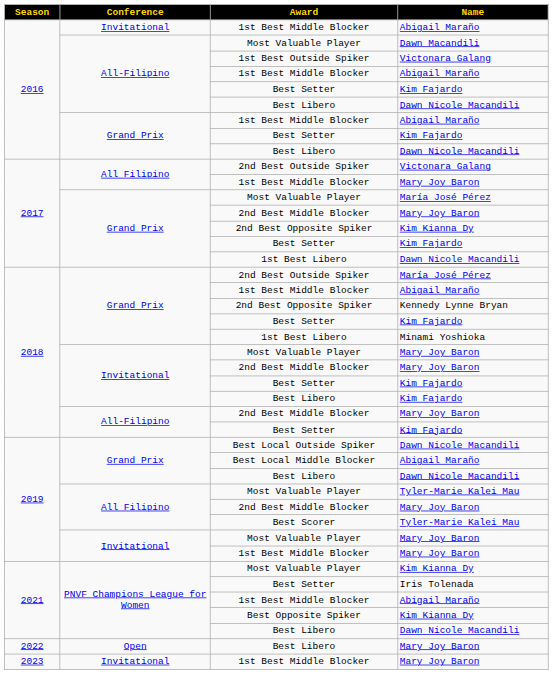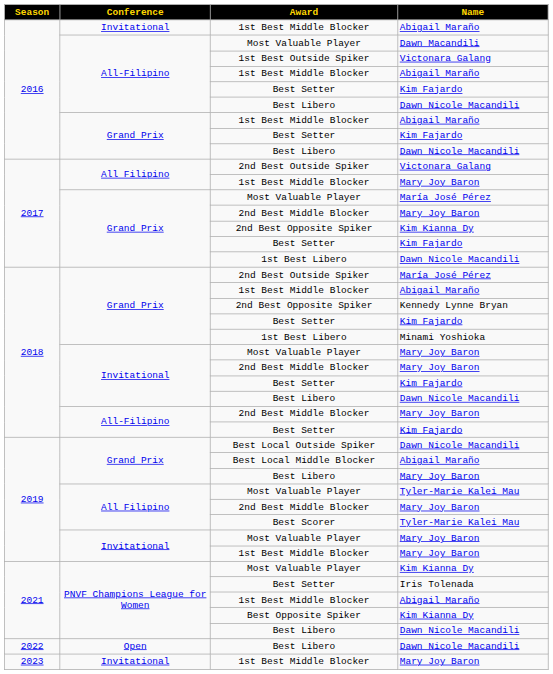(431, 399) Kim Fajardo -> (460, 399) Dawn Nicole Macandili
(460, 476) Dawn Nicole Macandili -> (440, 476) Mary Joy Baron
(440, 646) Mary Joy Baron -> (460, 646) Dawn Nicole Macandili
